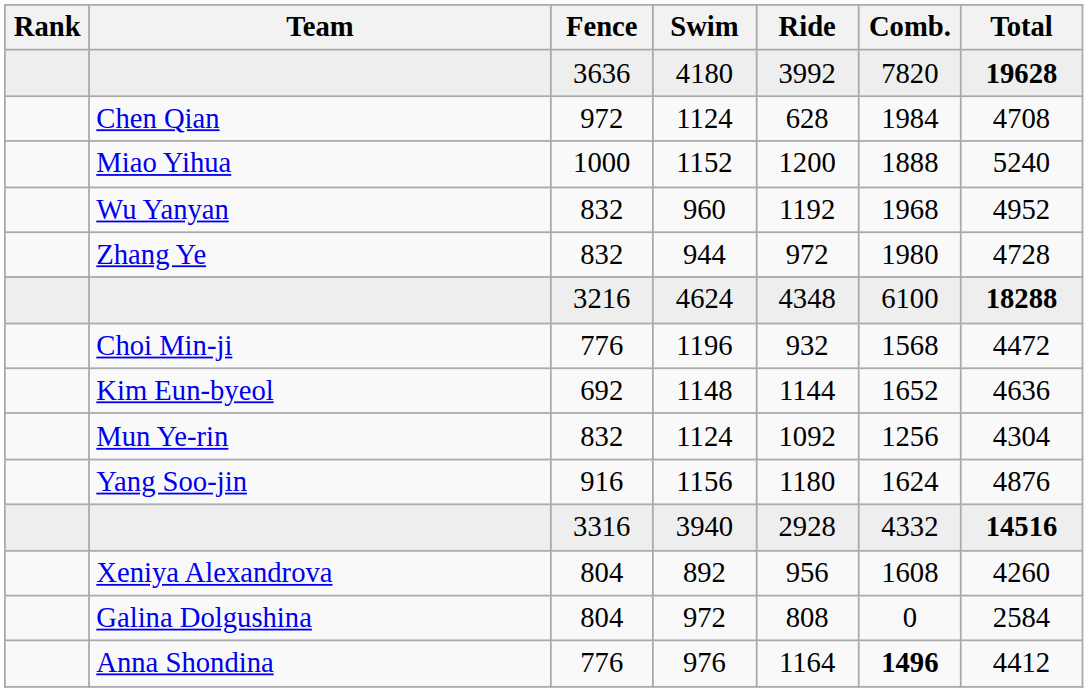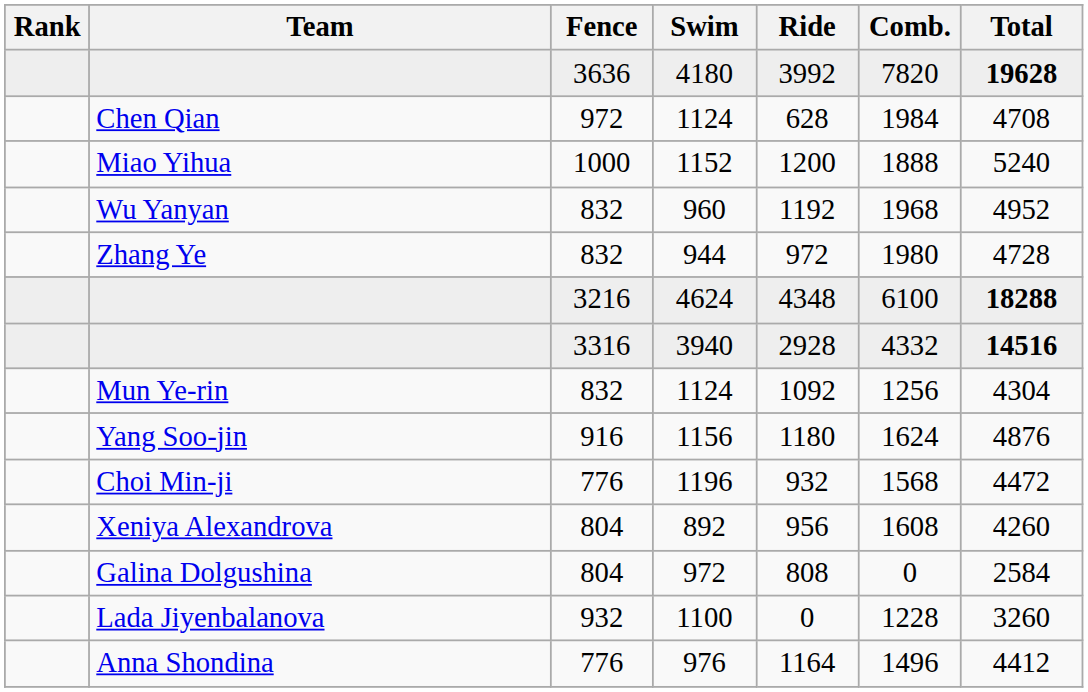rows swapped: (164, 345) <-> (320, 527)
- row: (185, 390)
+ row: (210, 617)
(910, 663) bold -> (910, 663) normal
